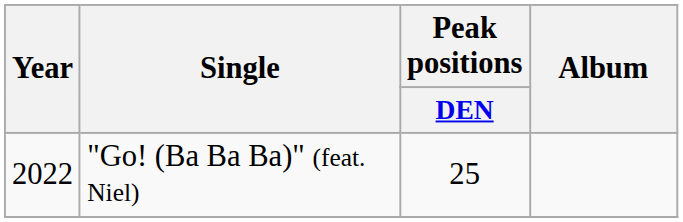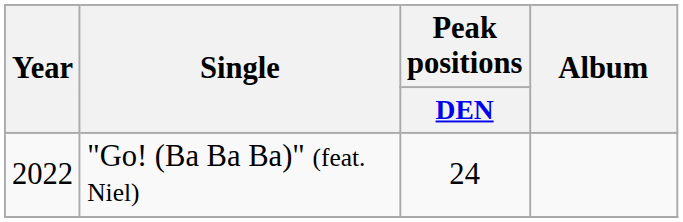(465, 174) 25 -> (465, 174) 24
